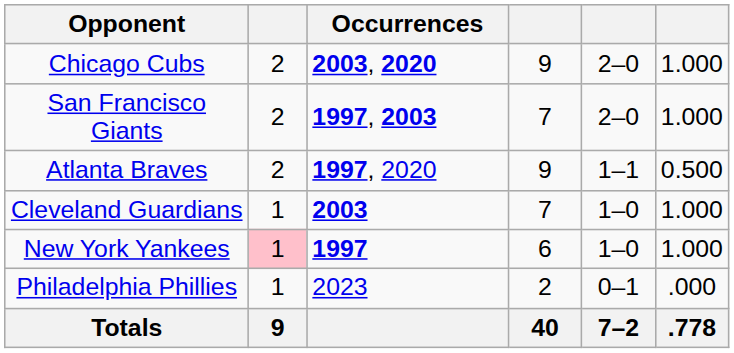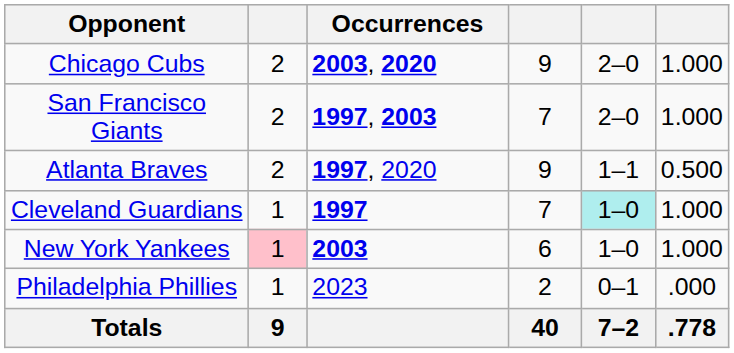(340, 209) 2003 -> (340, 209) 1997
(618, 209) no background -> (618, 209) paleturquoise background
(340, 248) 1997 -> (340, 248) 2003
